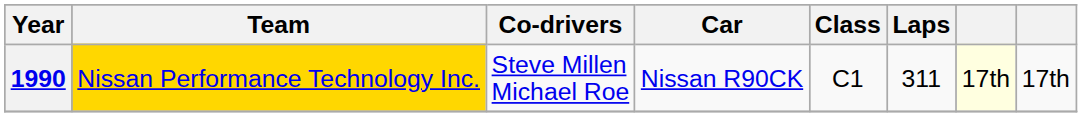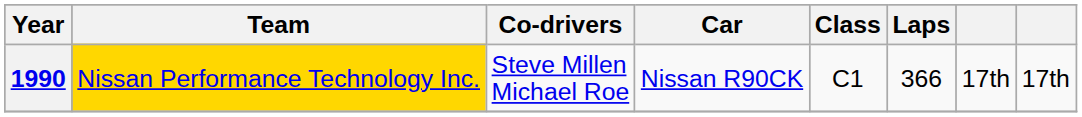(921, 78) 311 -> (921, 78) 366
(986, 78) lightyellow background -> (986, 78) no background
